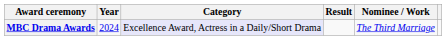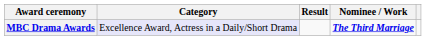- column: (109, 12)
(396, 27) normal -> (373, 27) bold
